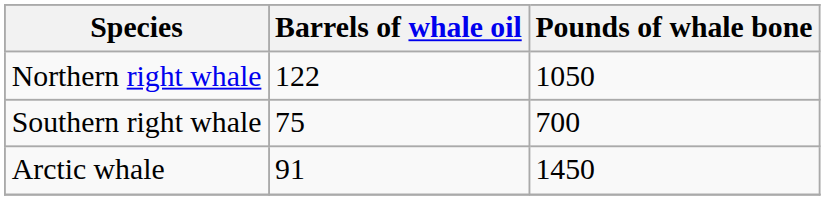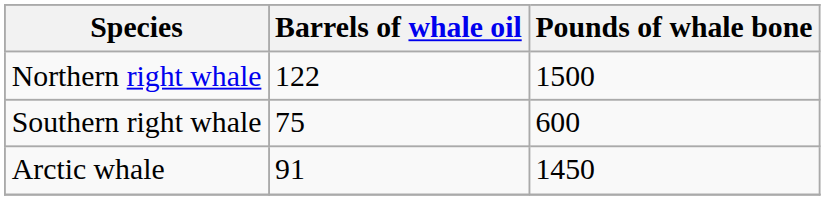(565, 75) 1050 -> (565, 75) 1500
(558, 122) 700 -> (558, 122) 600
